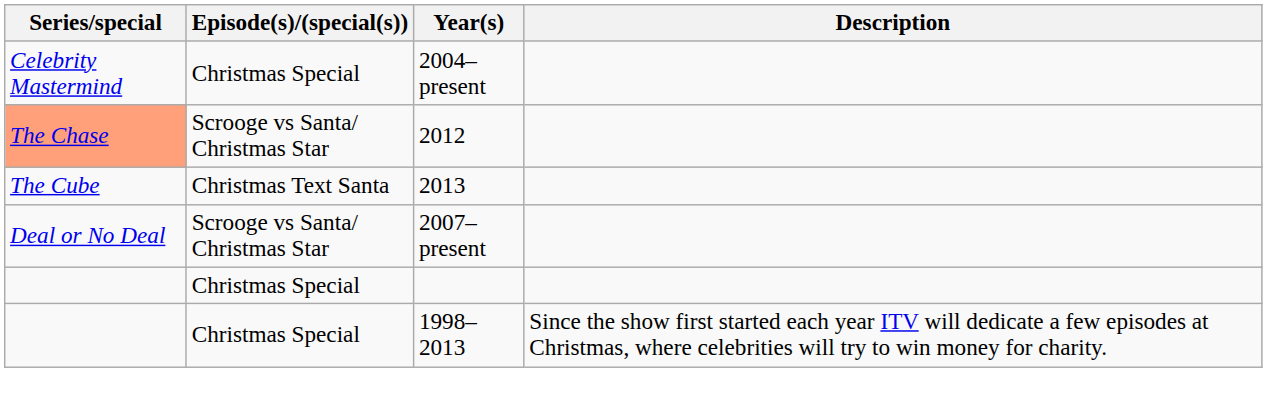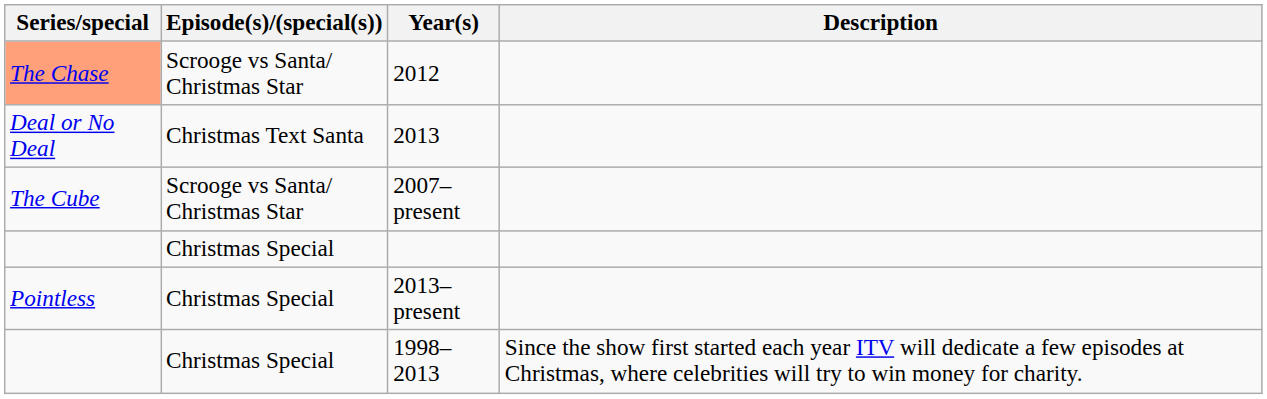- row: (452, 72)
(55, 185) The Cube -> (62, 135) Deal or No Deal
(88, 235) Deal or No Deal -> (55, 198) The Cube
+ row: (427, 298)
